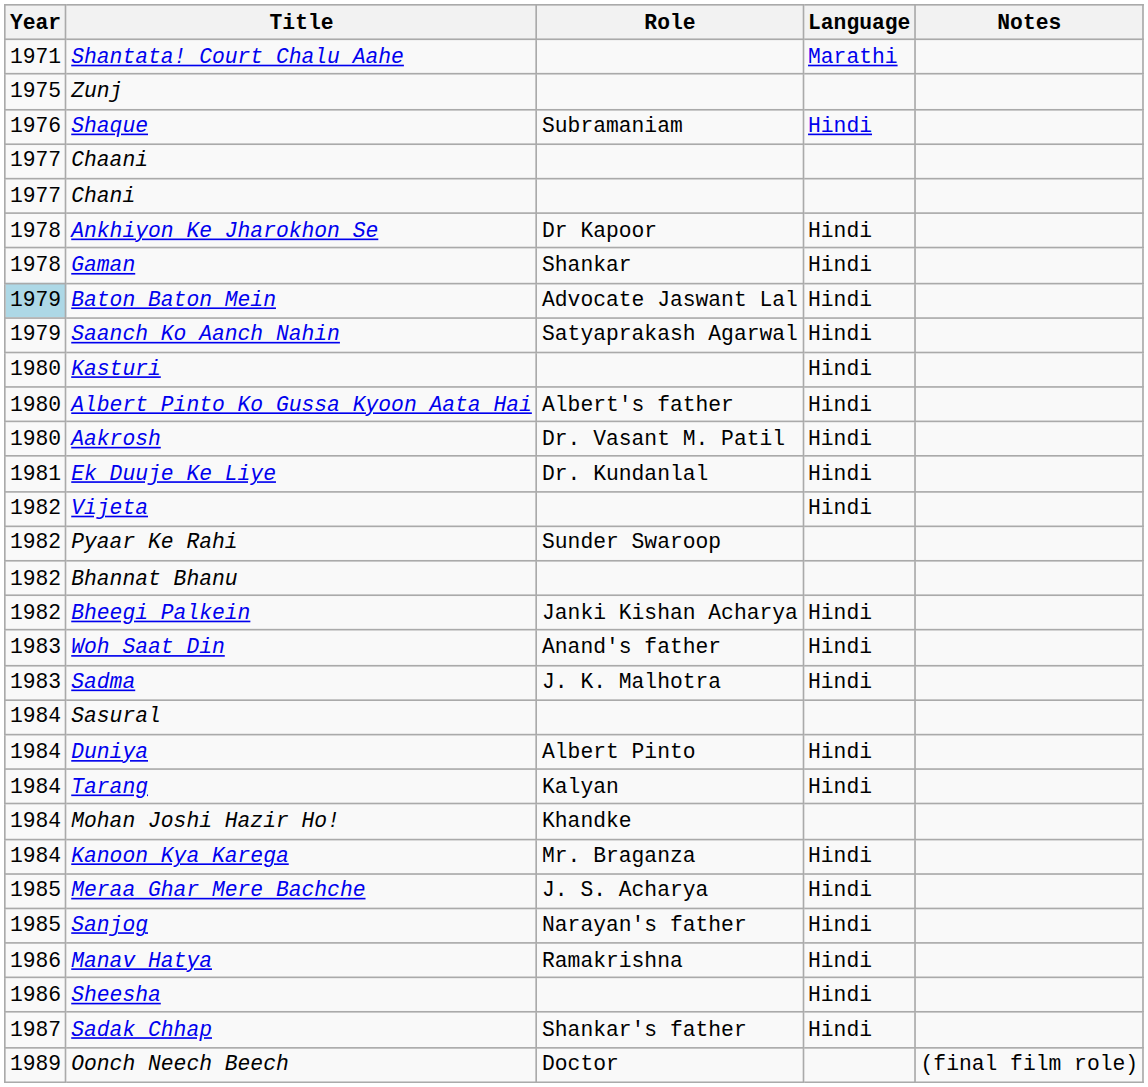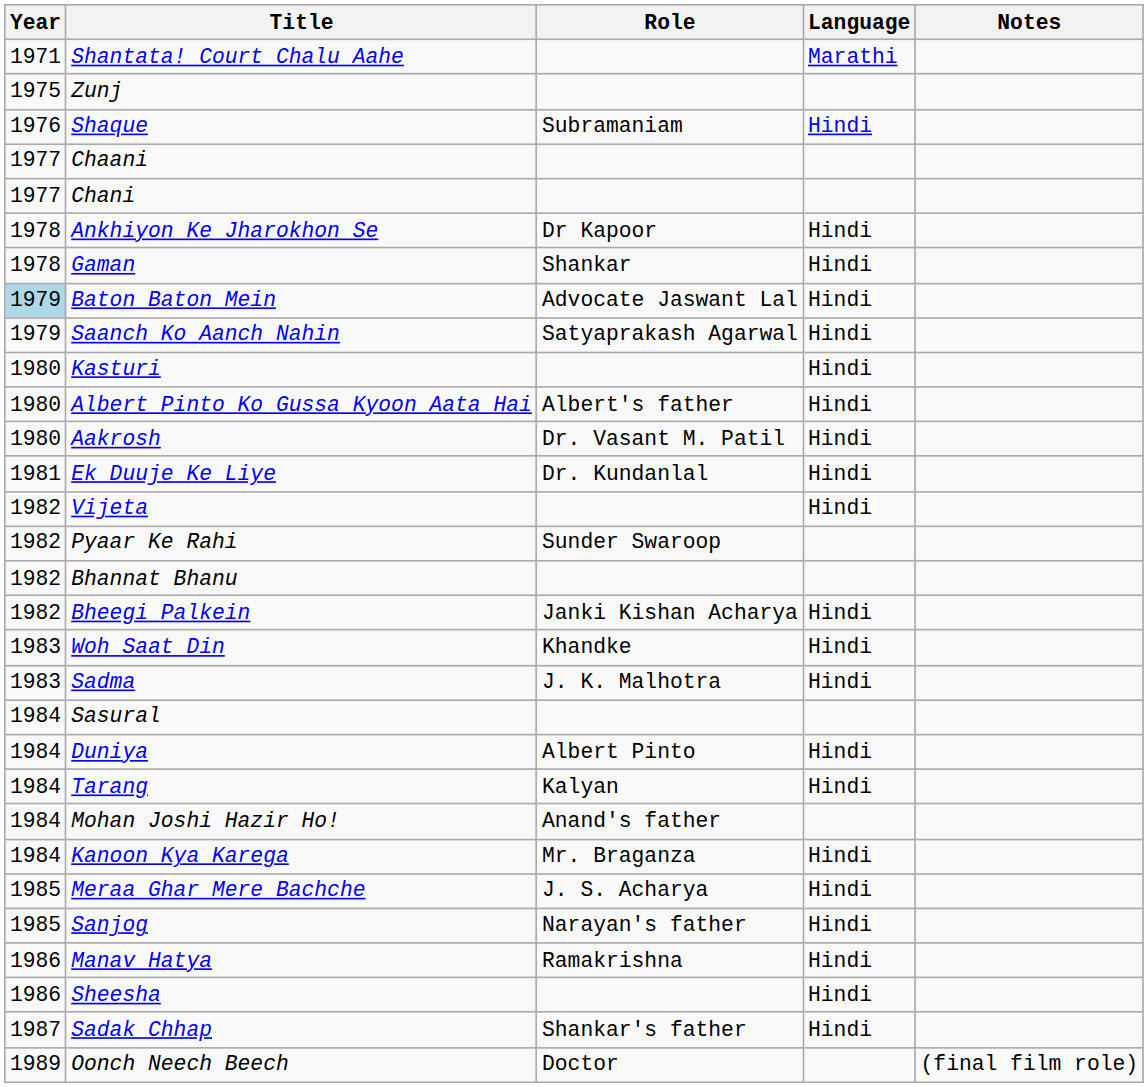(632, 648) Anand's father -> (587, 648) Khandke
(587, 821) Khandke -> (632, 821) Anand's father
